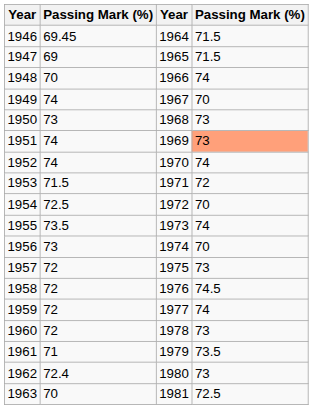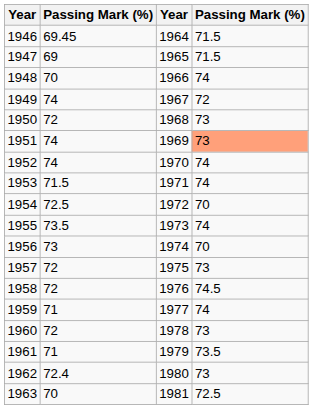(202, 99) 70 -> (202, 99) 72
(51, 120) 73 -> (51, 120) 72
(202, 183) 72 -> (202, 183) 74
(51, 309) 72 -> (51, 309) 71
